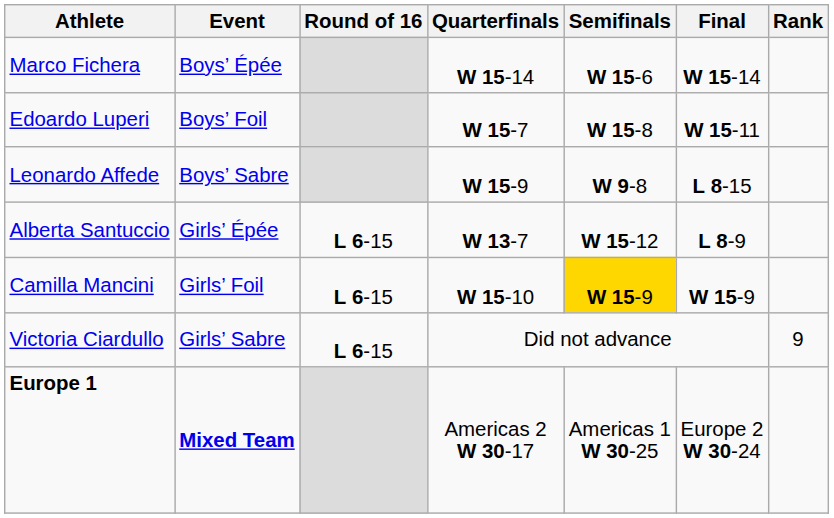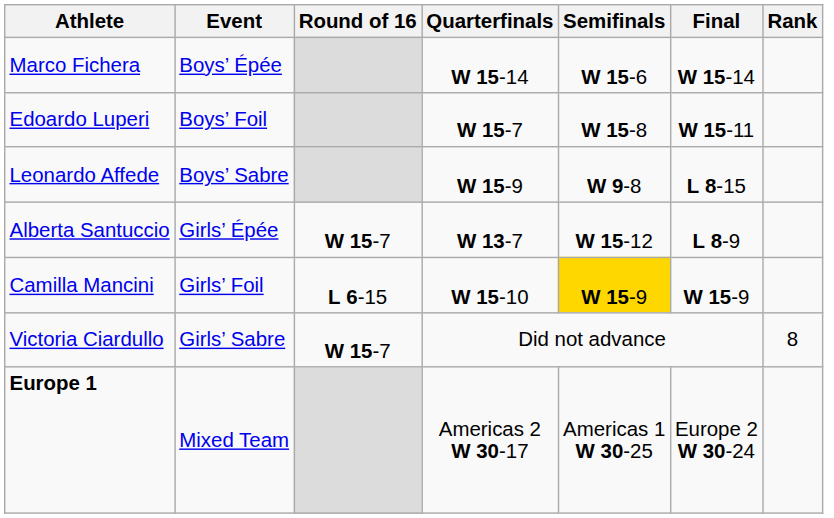(363, 241) L 6-15 -> (358, 241) W 15-7
(363, 351) L 6-15 -> (358, 351) W 15-7
(798, 340) 9 -> (792, 340) 8
(237, 441) bold -> (234, 441) normal
